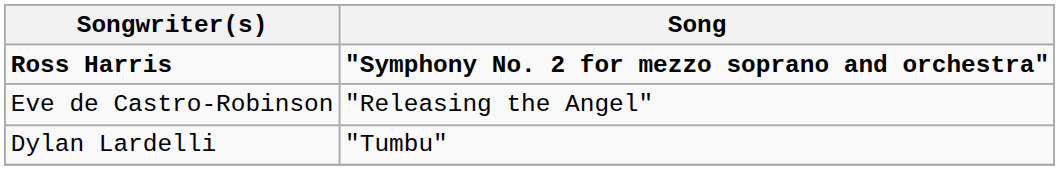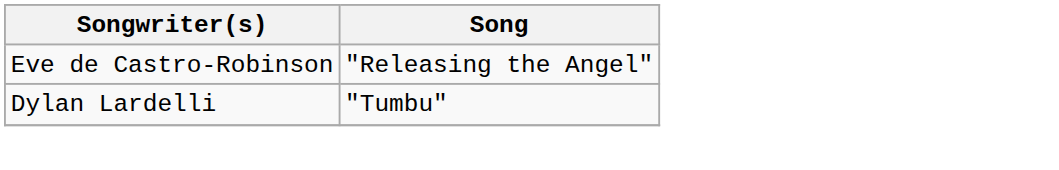- row: (91, 65)
